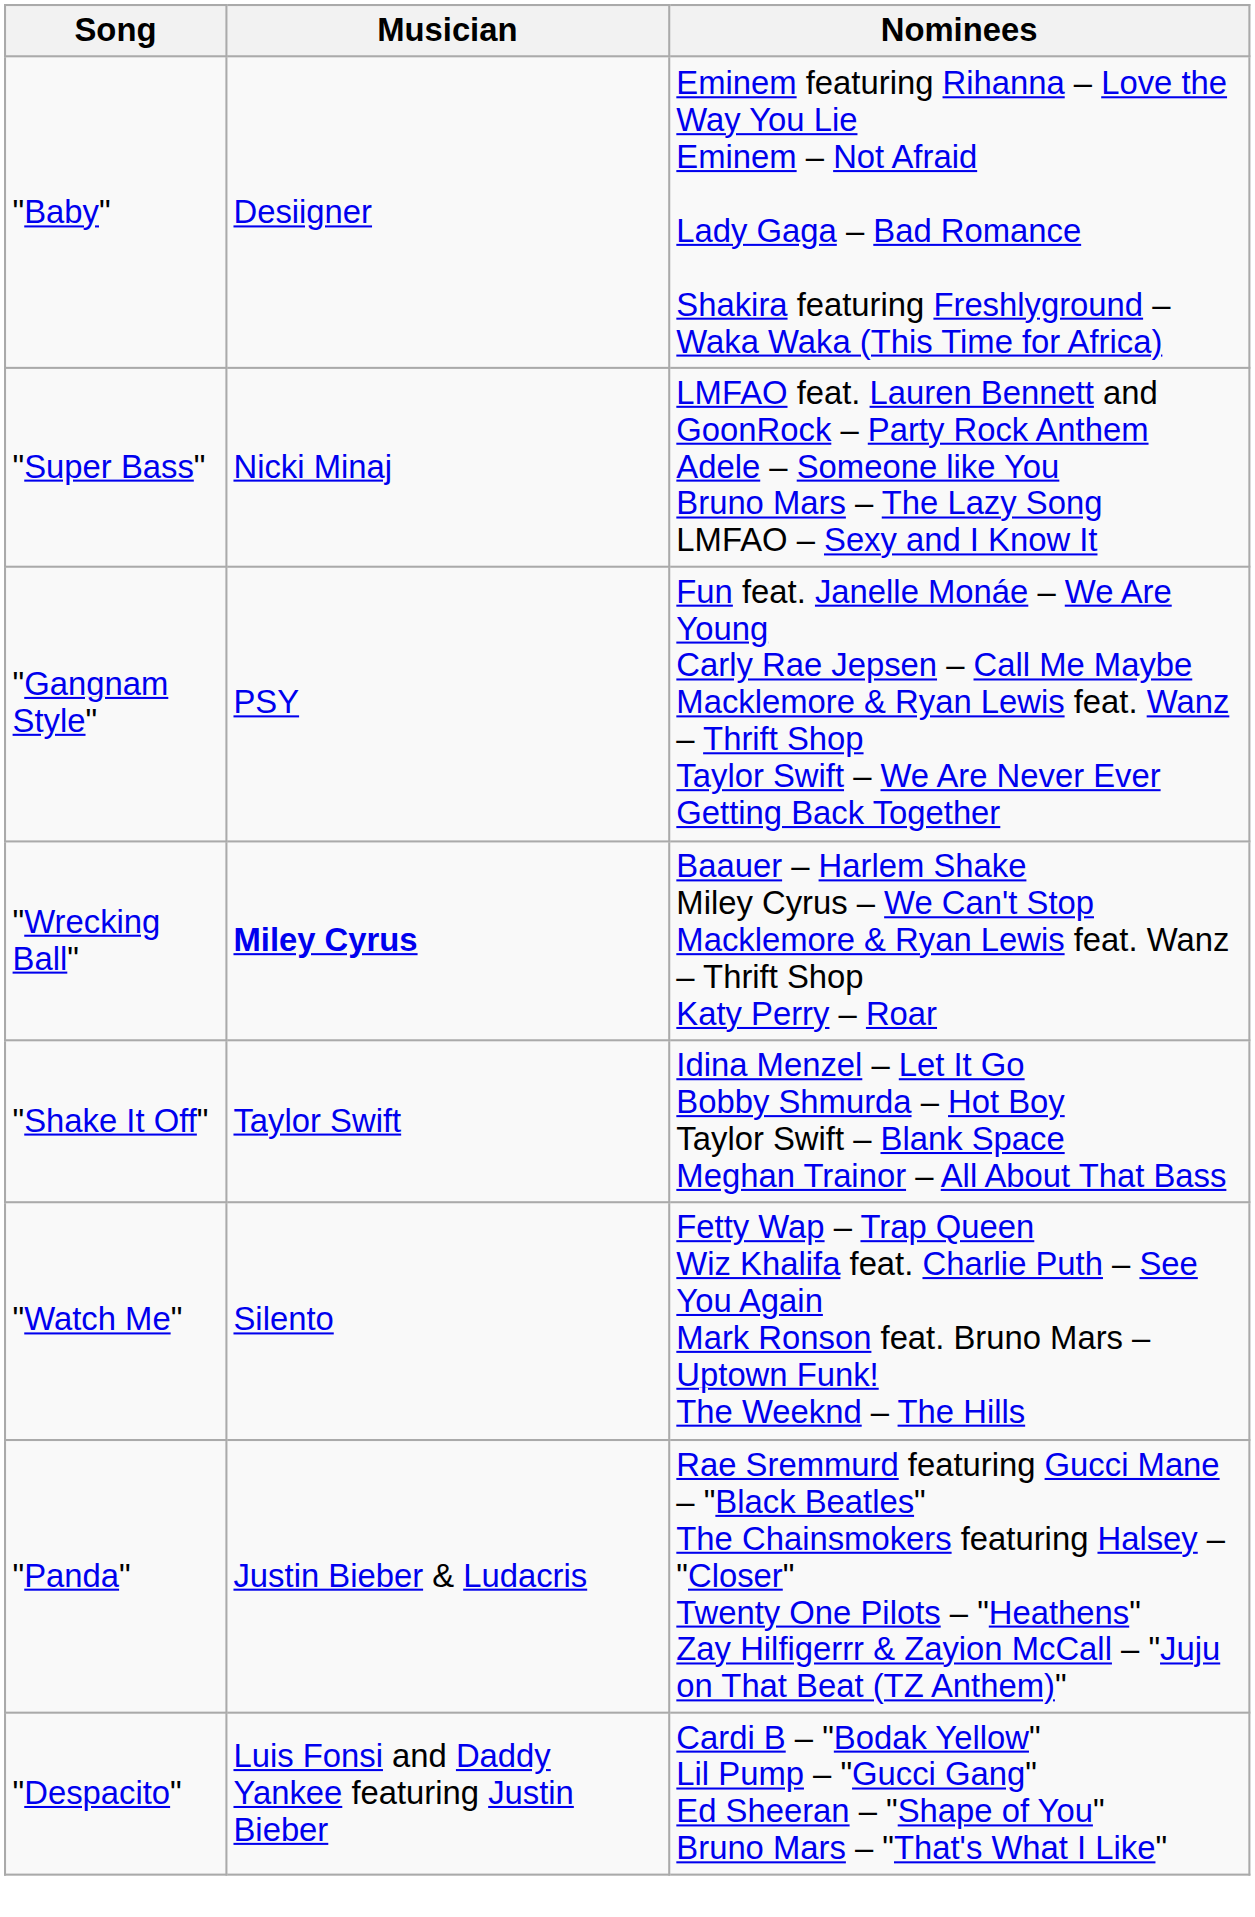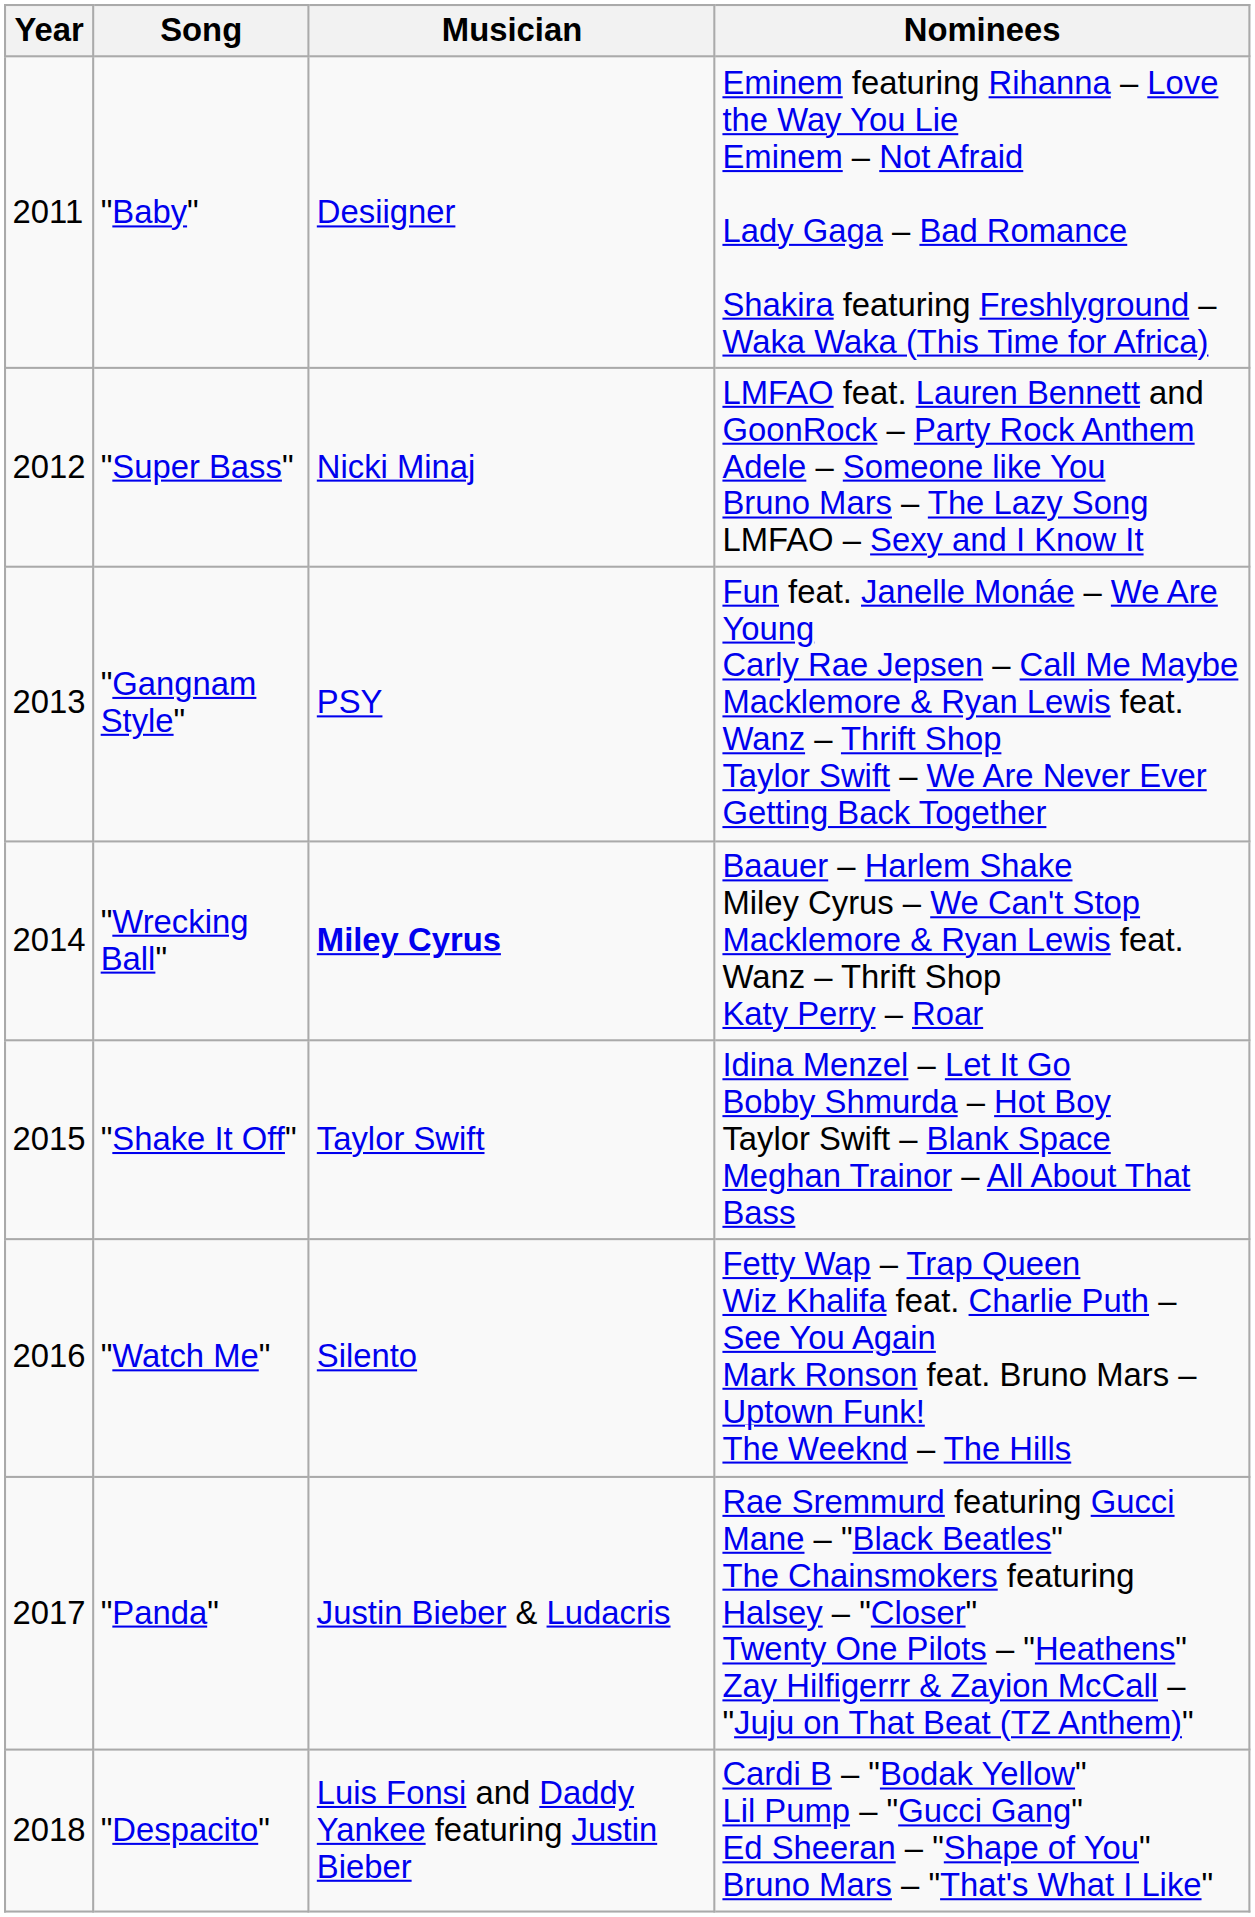+ column: (49, 30)
